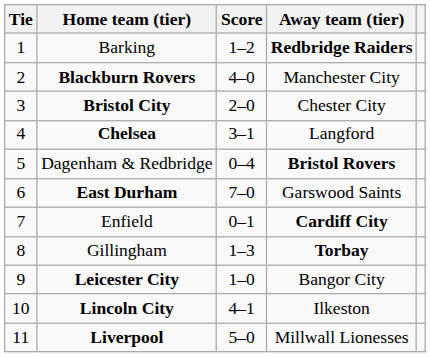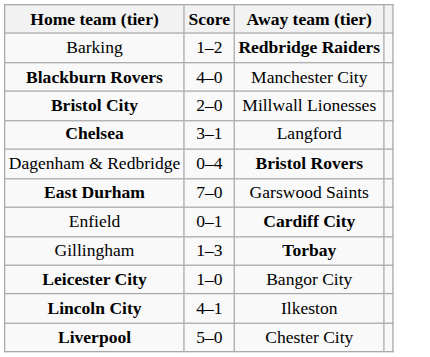- column: (21, 18)
(342, 105) Chester City -> (309, 105) Millwall Lionesses
(342, 336) Millwall Lionesses -> (309, 336) Chester City
